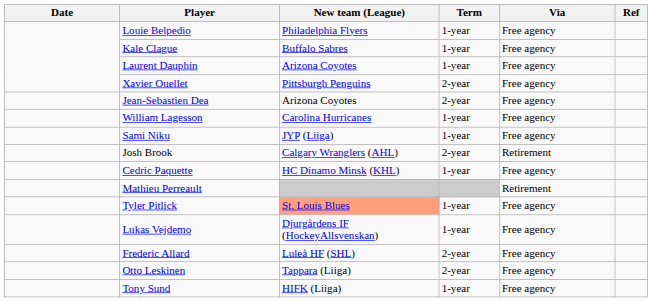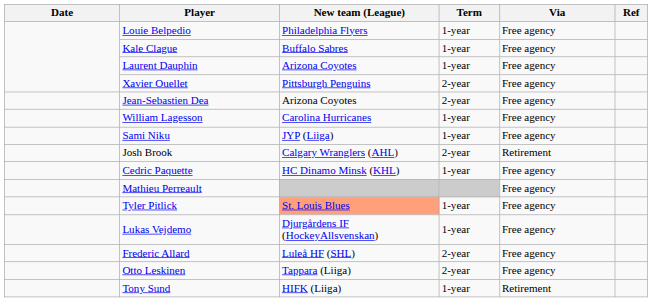(526, 188) Retirement -> (529, 188) Free agency
(529, 288) Free agency -> (526, 288) Retirement
